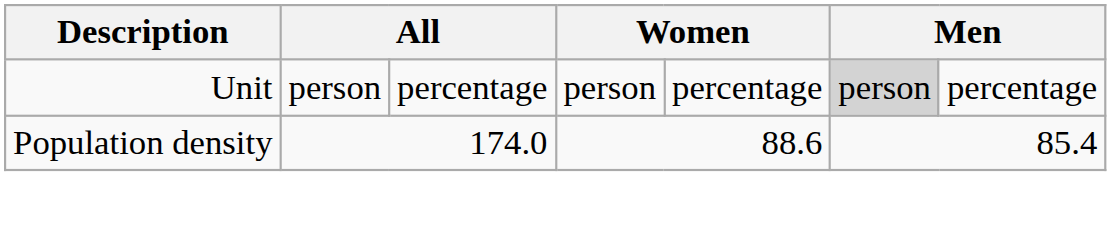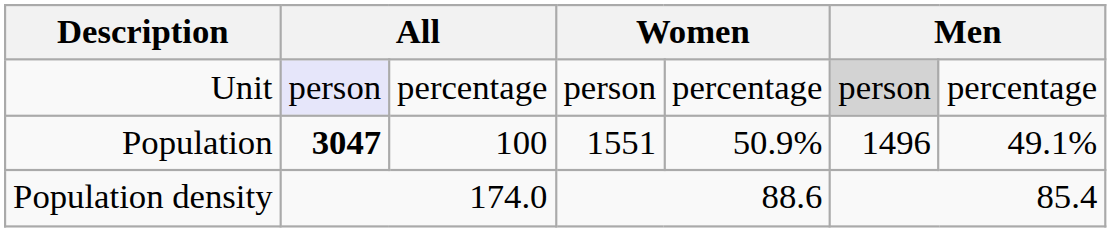(335, 87) no background -> (335, 87) lavender background
+ row: (197, 142)
